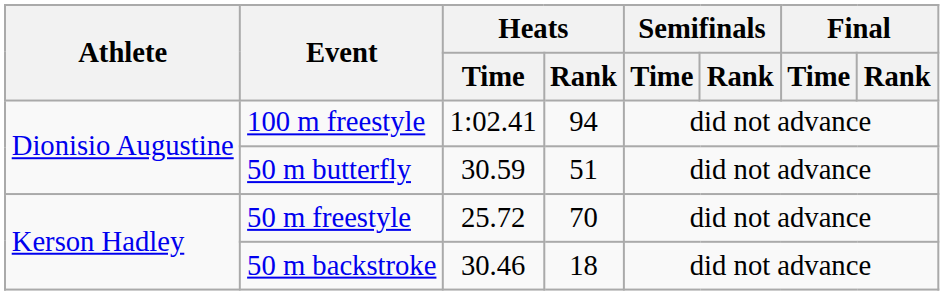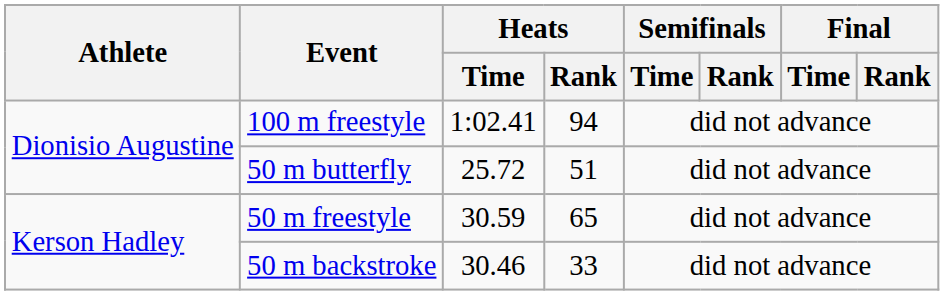(493, 170) 30.59 -> (493, 170) 25.72
(493, 217) 25.72 -> (493, 217) 30.59
(583, 217) 70 -> (583, 217) 65
(583, 264) 18 -> (583, 264) 33
